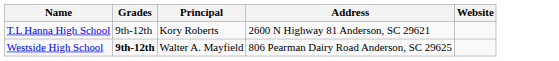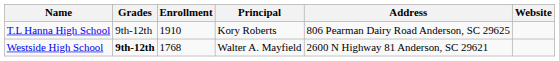+ column: (186, 13)
(339, 30) 2600 N Highway 81 Anderson, SC 29621 -> (408, 30) 806 Pearman Dairy Road Anderson, SC 29625
(350, 47) 806 Pearman Dairy Road Anderson, SC 29625 -> (397, 47) 2600 N Highway 81 Anderson, SC 29621
